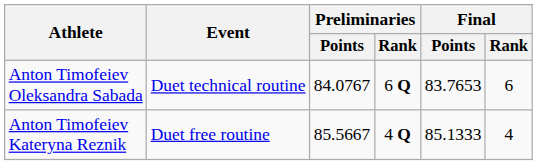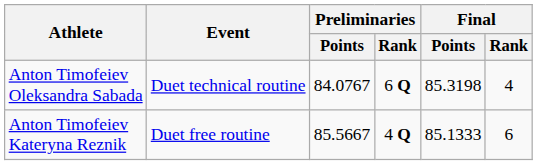(453, 85) 83.7653 -> (453, 85) 85.3198
(509, 85) 6 -> (509, 85) 4
(509, 134) 4 -> (509, 134) 6
